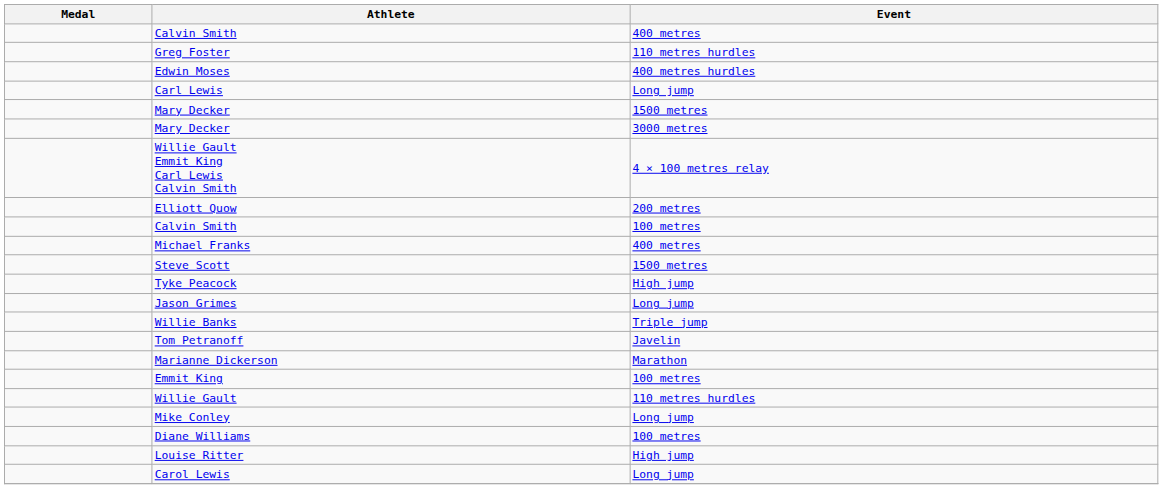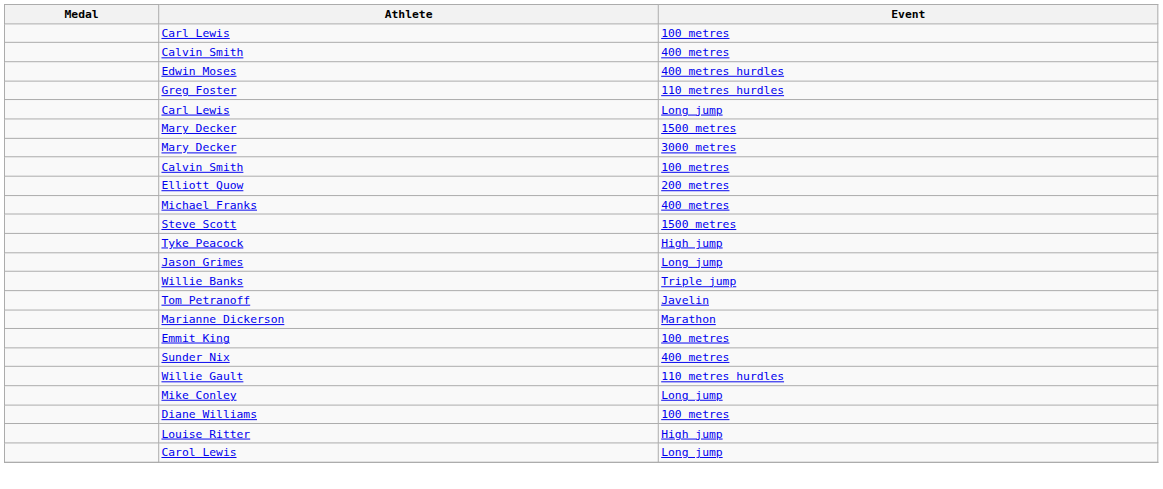+ row: (196, 33)
rows swapped: (192, 52) <-> (192, 71)
- row: (196, 168)
rows swapped: (196, 226) <-> (196, 207)
+ row: (196, 357)
